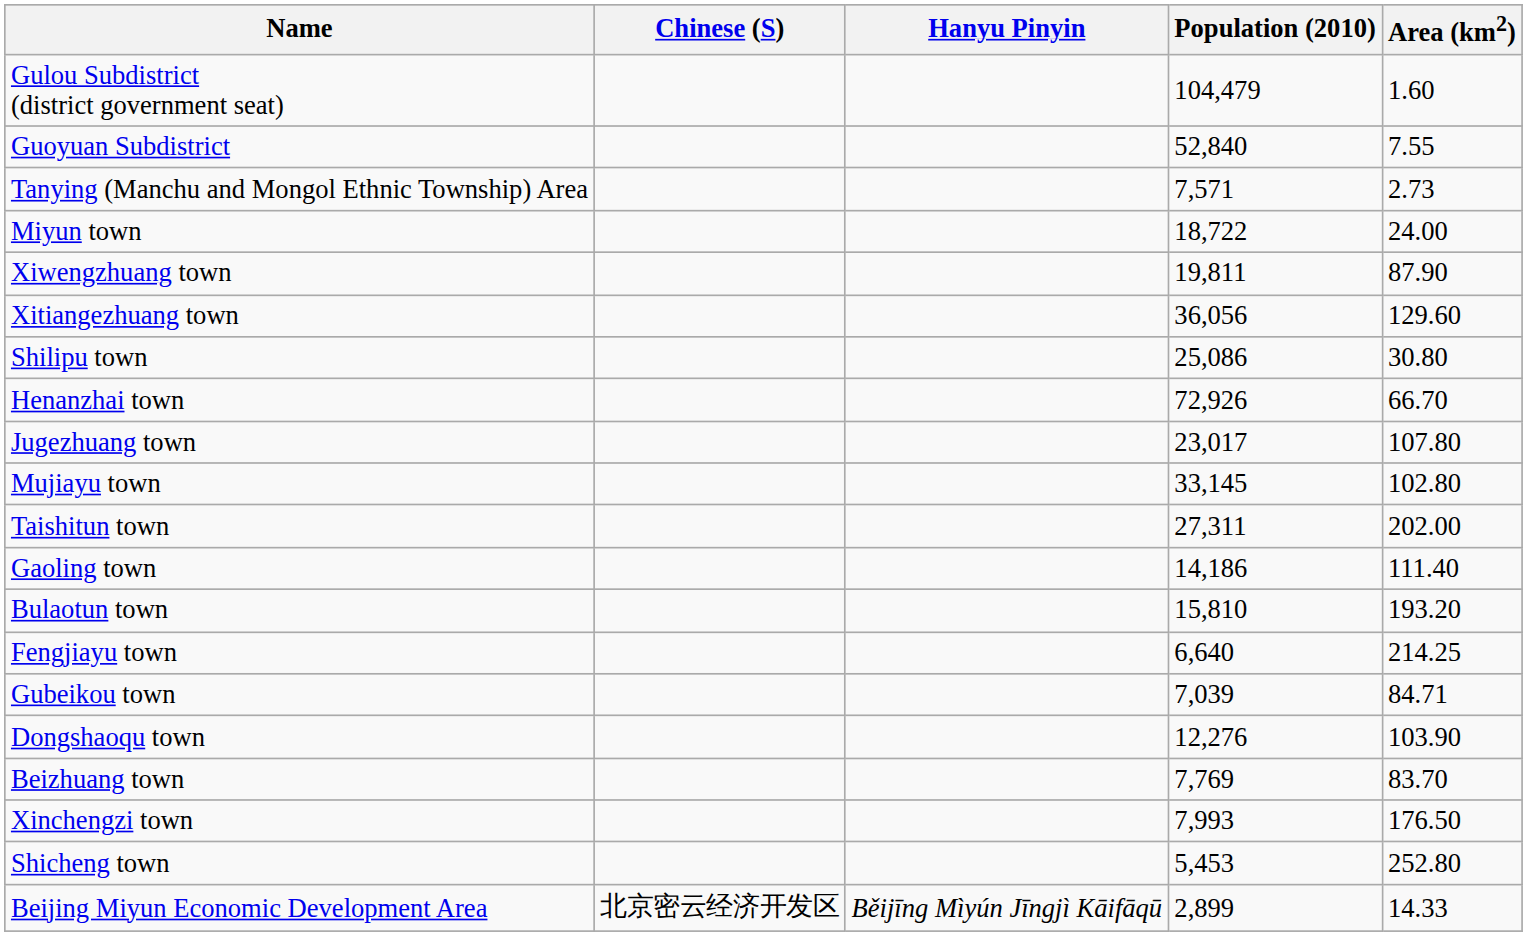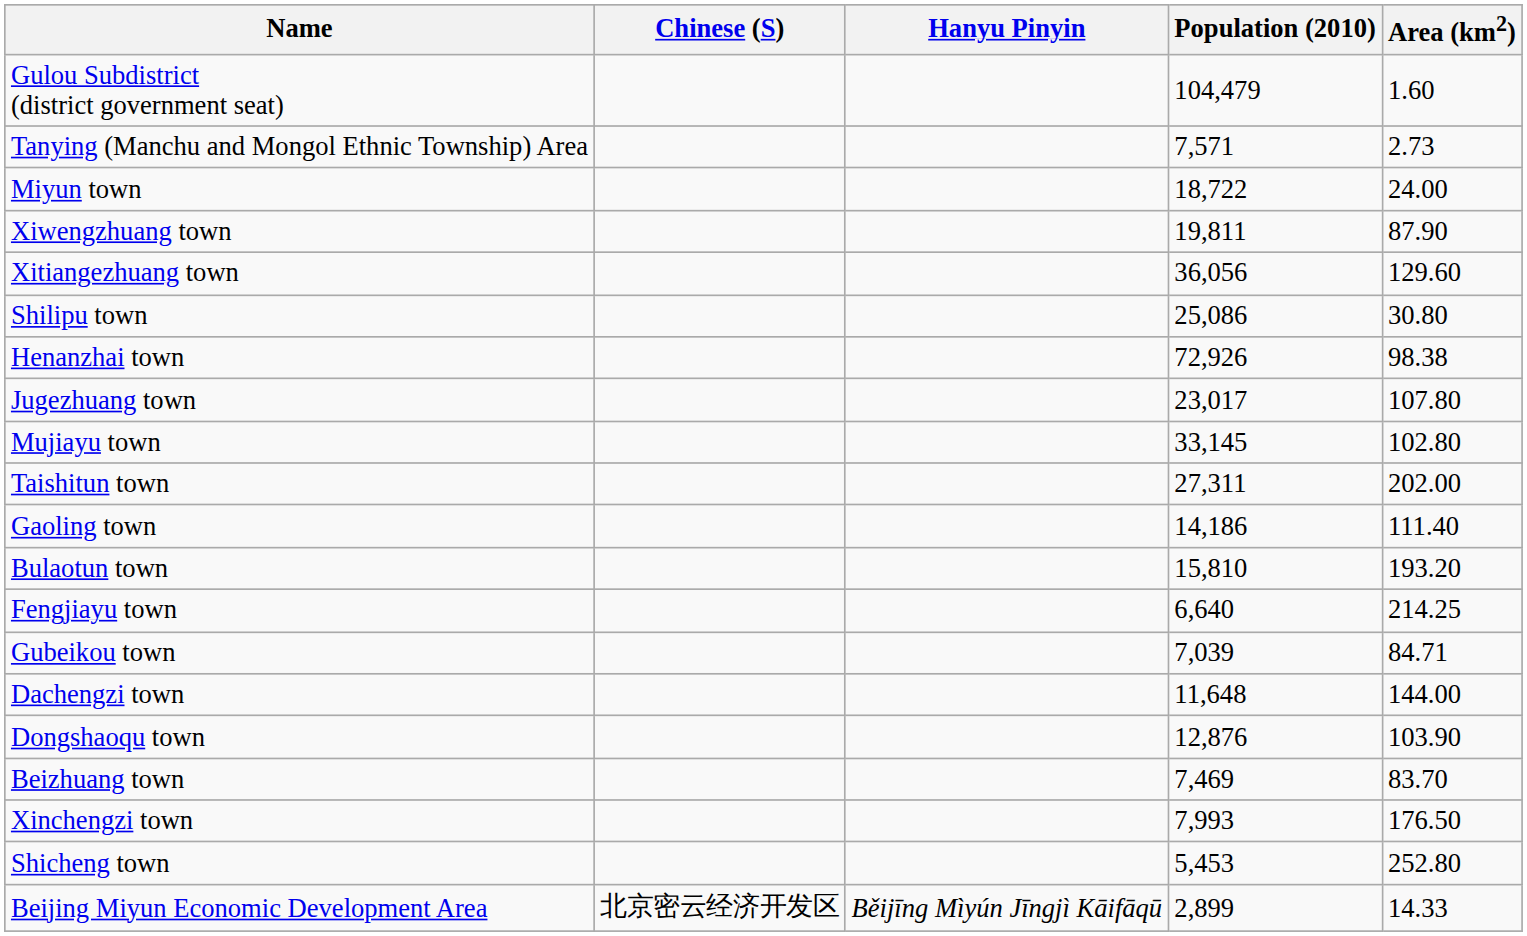- row: (121, 146)
(1418, 399) 66.70 -> (1418, 357) 98.38
+ row: (98, 694)
(1211, 736) 12,276 -> (1211, 736) 12,876
(1204, 778) 7,769 -> (1204, 778) 7,469
